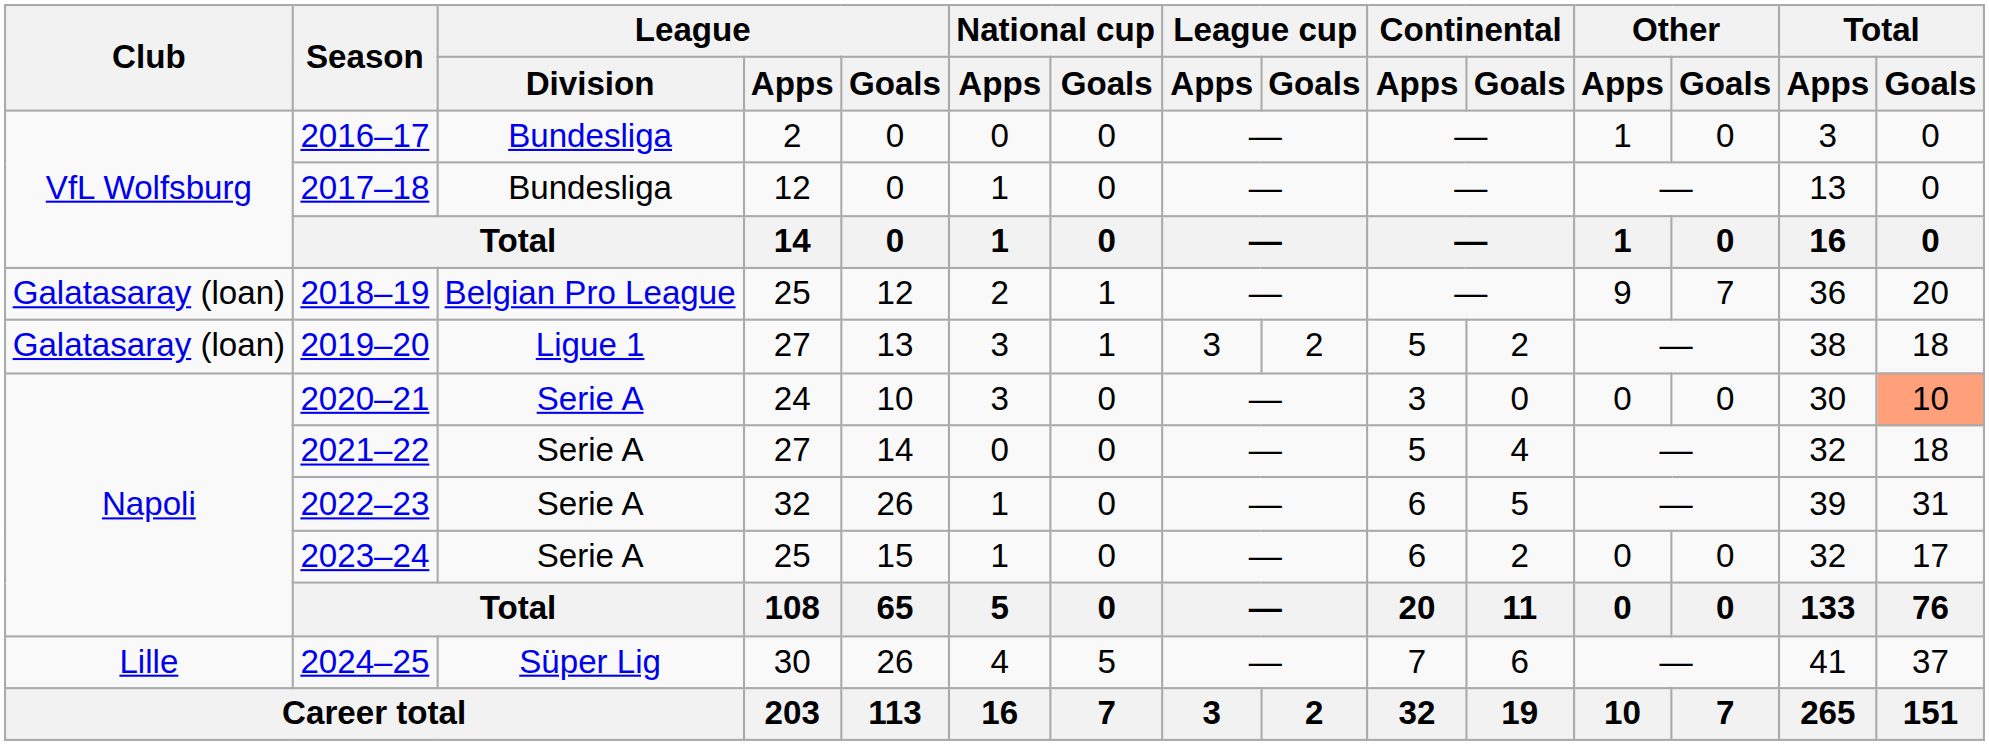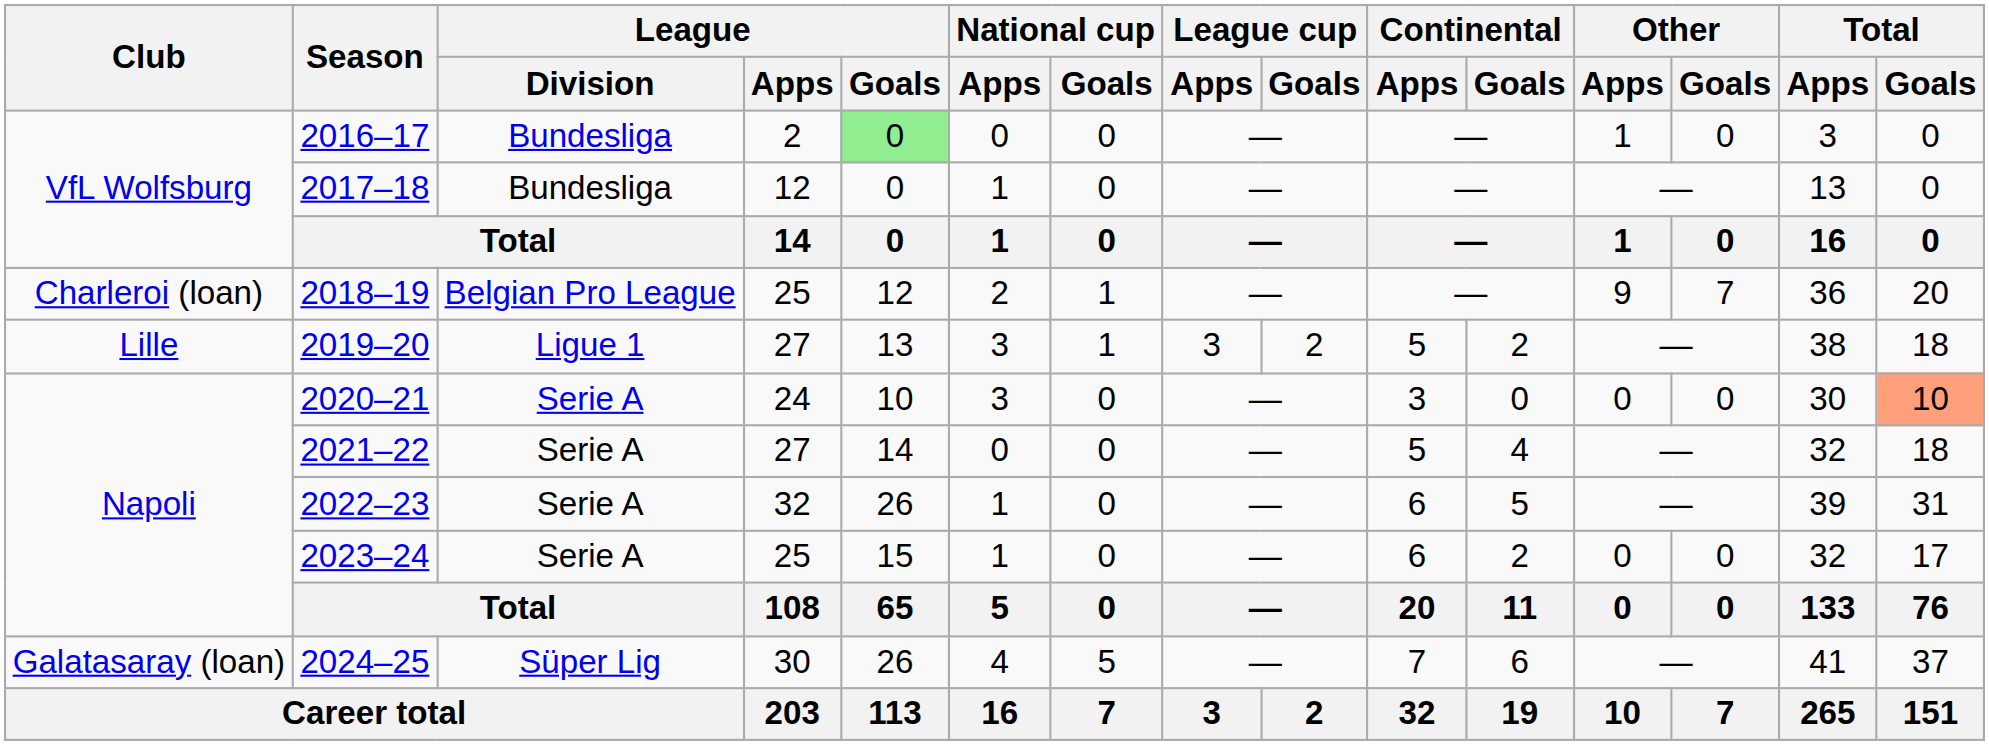(895, 135) no background -> (895, 135) lightgreen background
(149, 293) Galatasaray (loan) -> (149, 293) Charleroi (loan)
(149, 345) Galatasaray (loan) -> (149, 345) Lille
(149, 661) Lille -> (149, 661) Galatasaray (loan)
